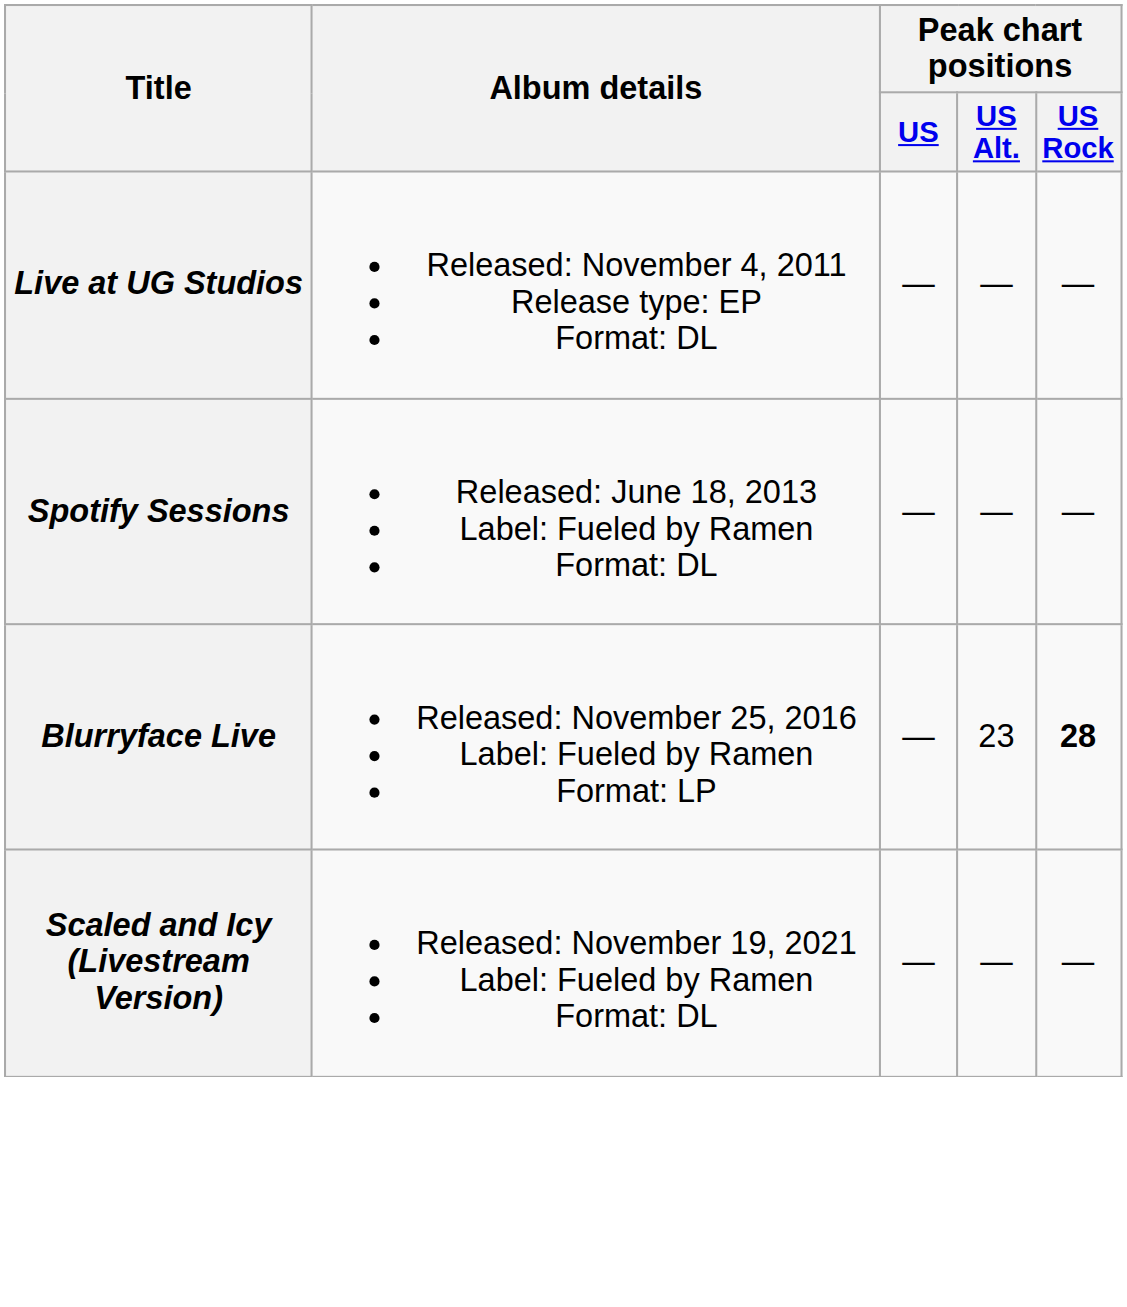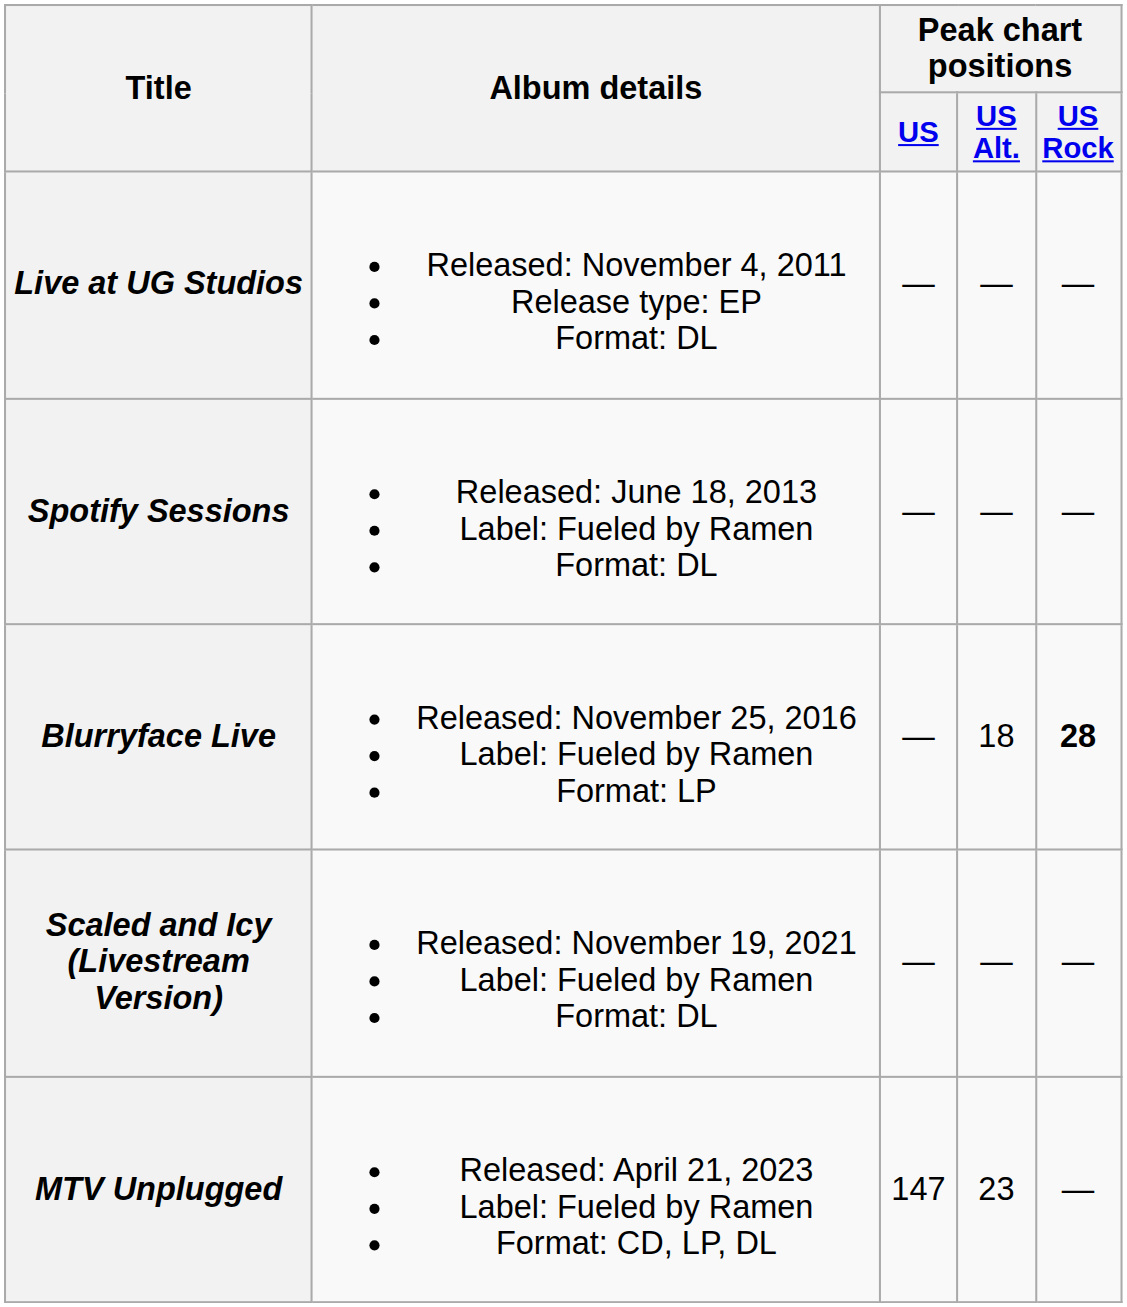(996, 736) 23 -> (996, 736) 18
+ row: (159, 1188)
